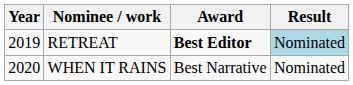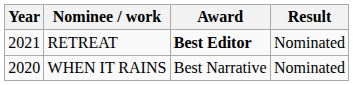(24, 42) 2019 -> (24, 42) 2021
(310, 42) lightblue background -> (310, 42) no background
